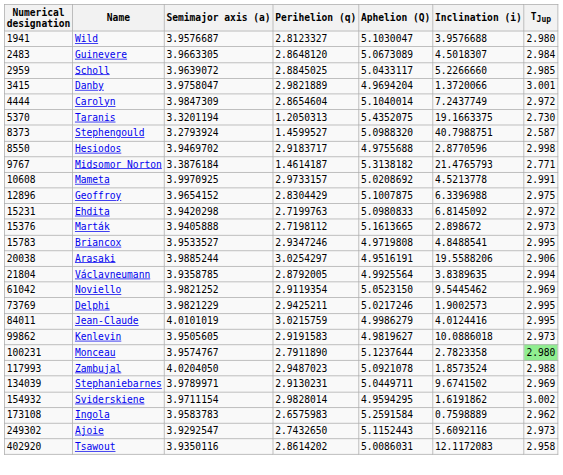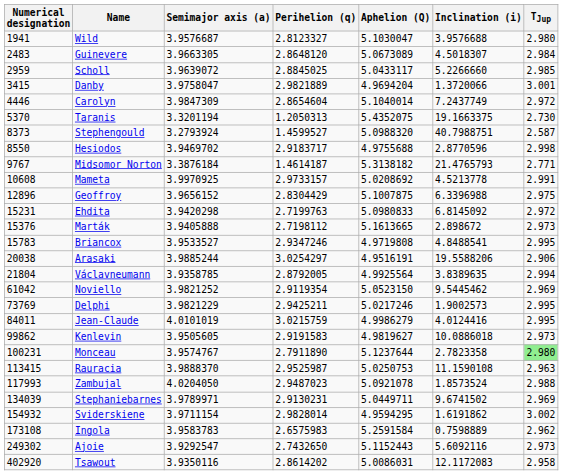(18, 102) 4444 -> (18, 102) 4446
(192, 196) 3.9654152 -> (192, 196) 3.9656152
+ row: (98, 368)
